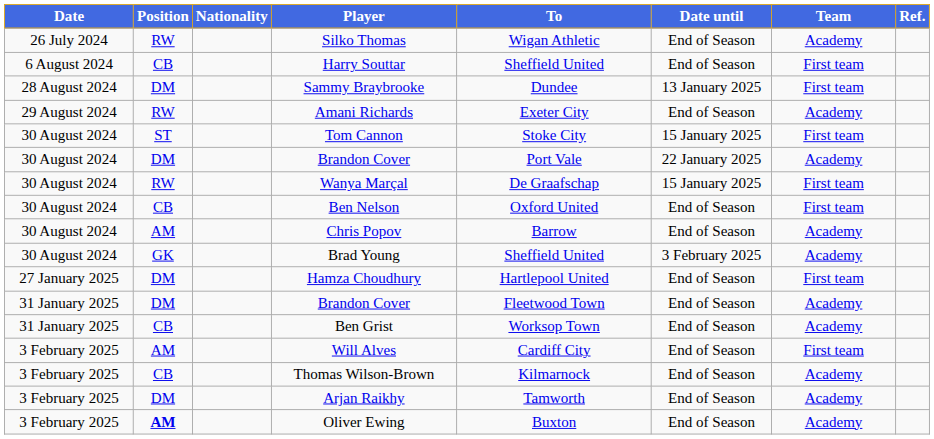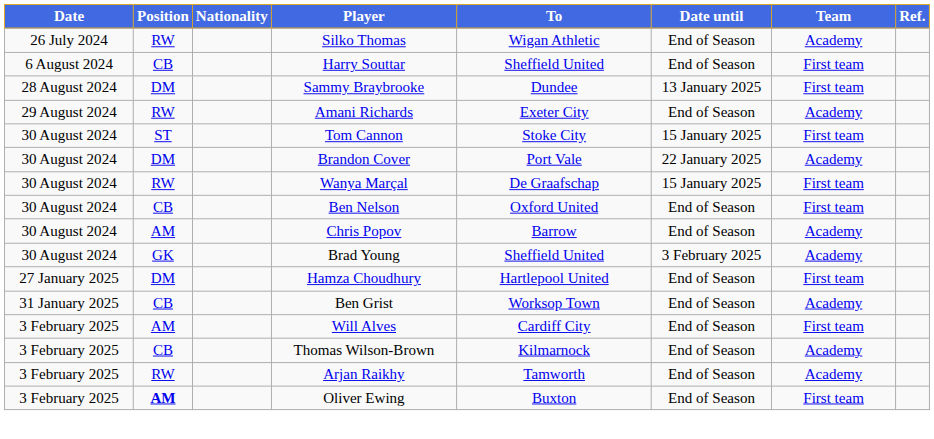- row: (69, 302)
(163, 398) DM -> (163, 374) RW
(834, 421) Academy -> (834, 398) First team
